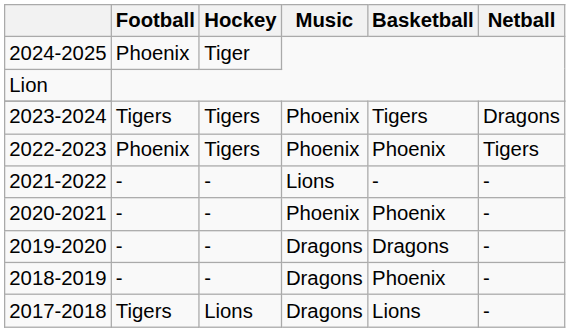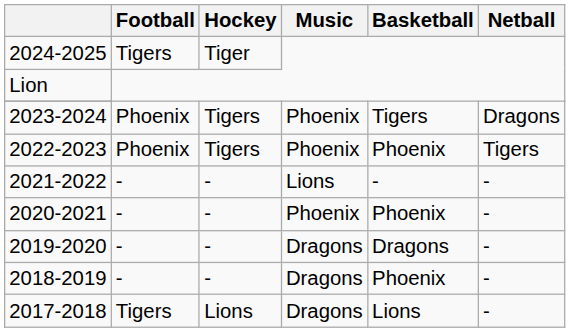(153, 52) Phoenix -> (144, 52) Tigers
(144, 117) Tigers -> (153, 117) Phoenix
